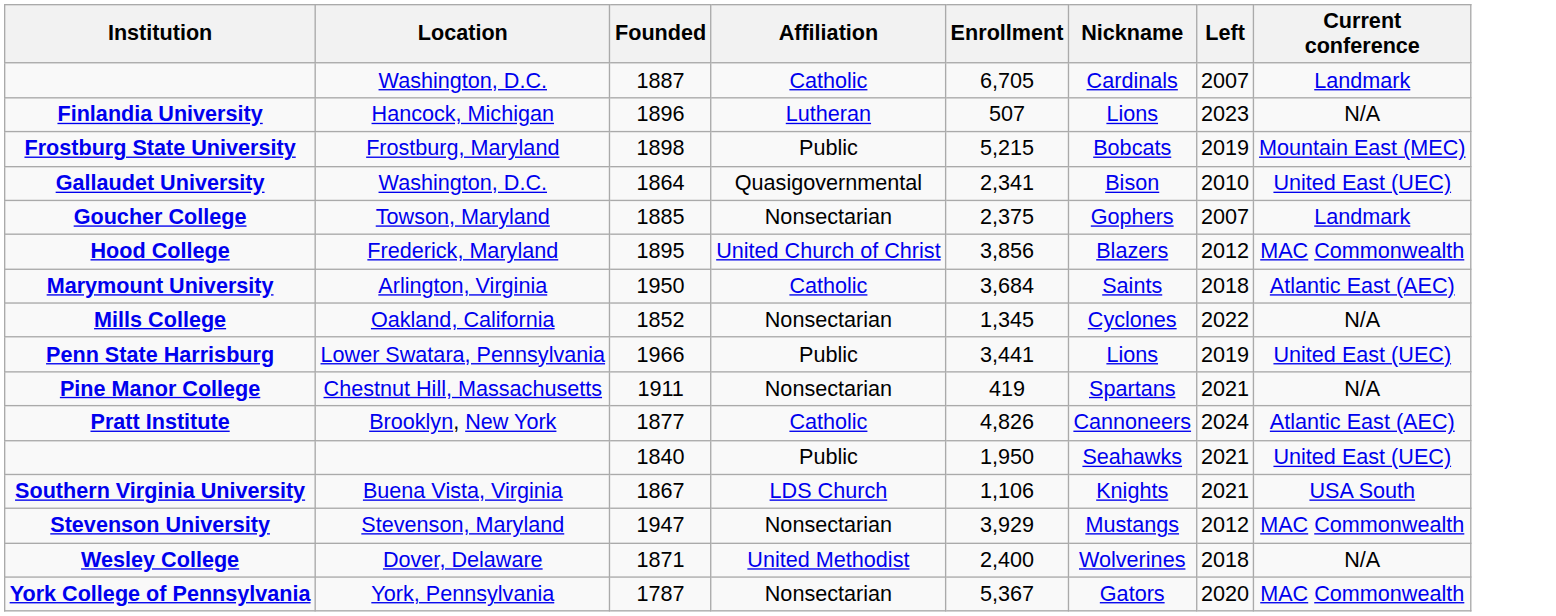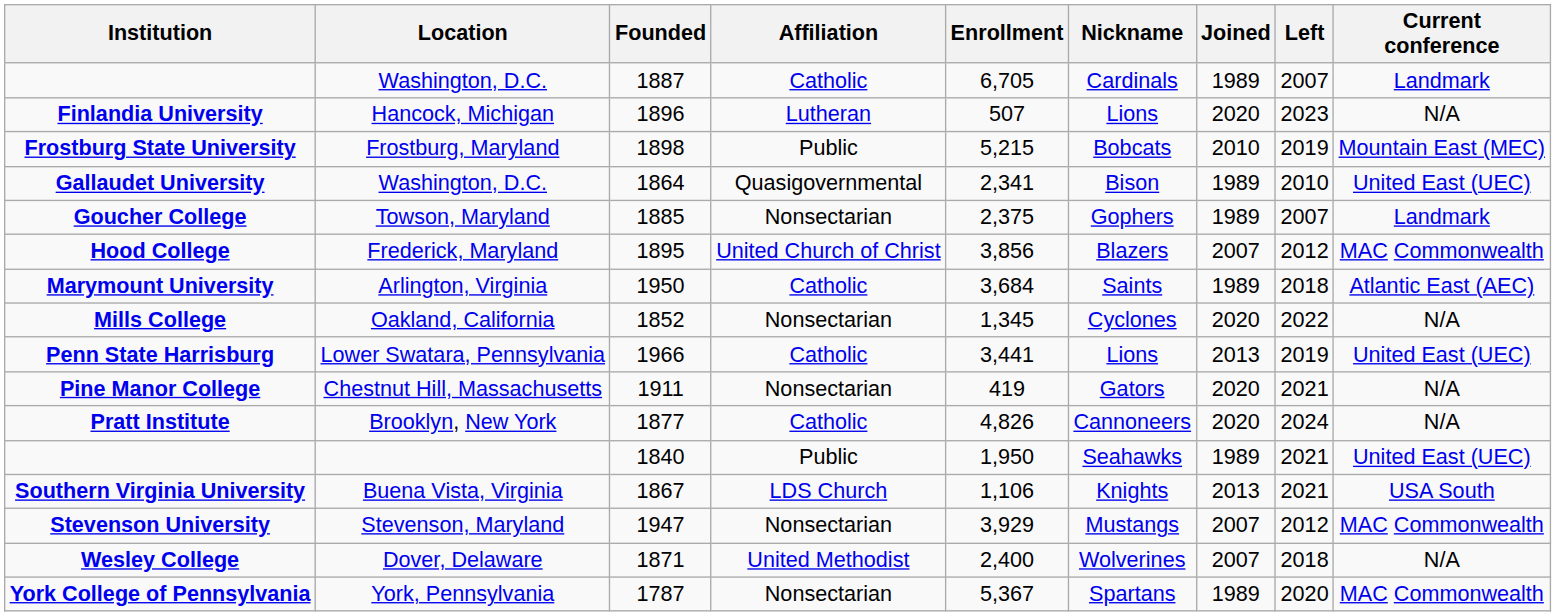+ column: (1236, 33)
(828, 354) Public -> (828, 354) Catholic
(1132, 388) Spartans -> (1132, 388) Gators
(1362, 422) Atlantic East (AEC) -> (1442, 422) N/A
(1132, 594) Gators -> (1132, 594) Spartans
